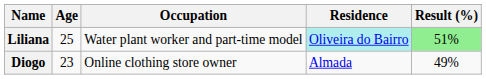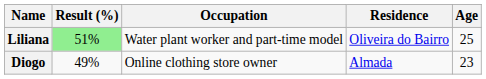columns swapped: (67, 16) <-> (446, 16)
(359, 39) paleturquoise background -> (399, 39) no background
